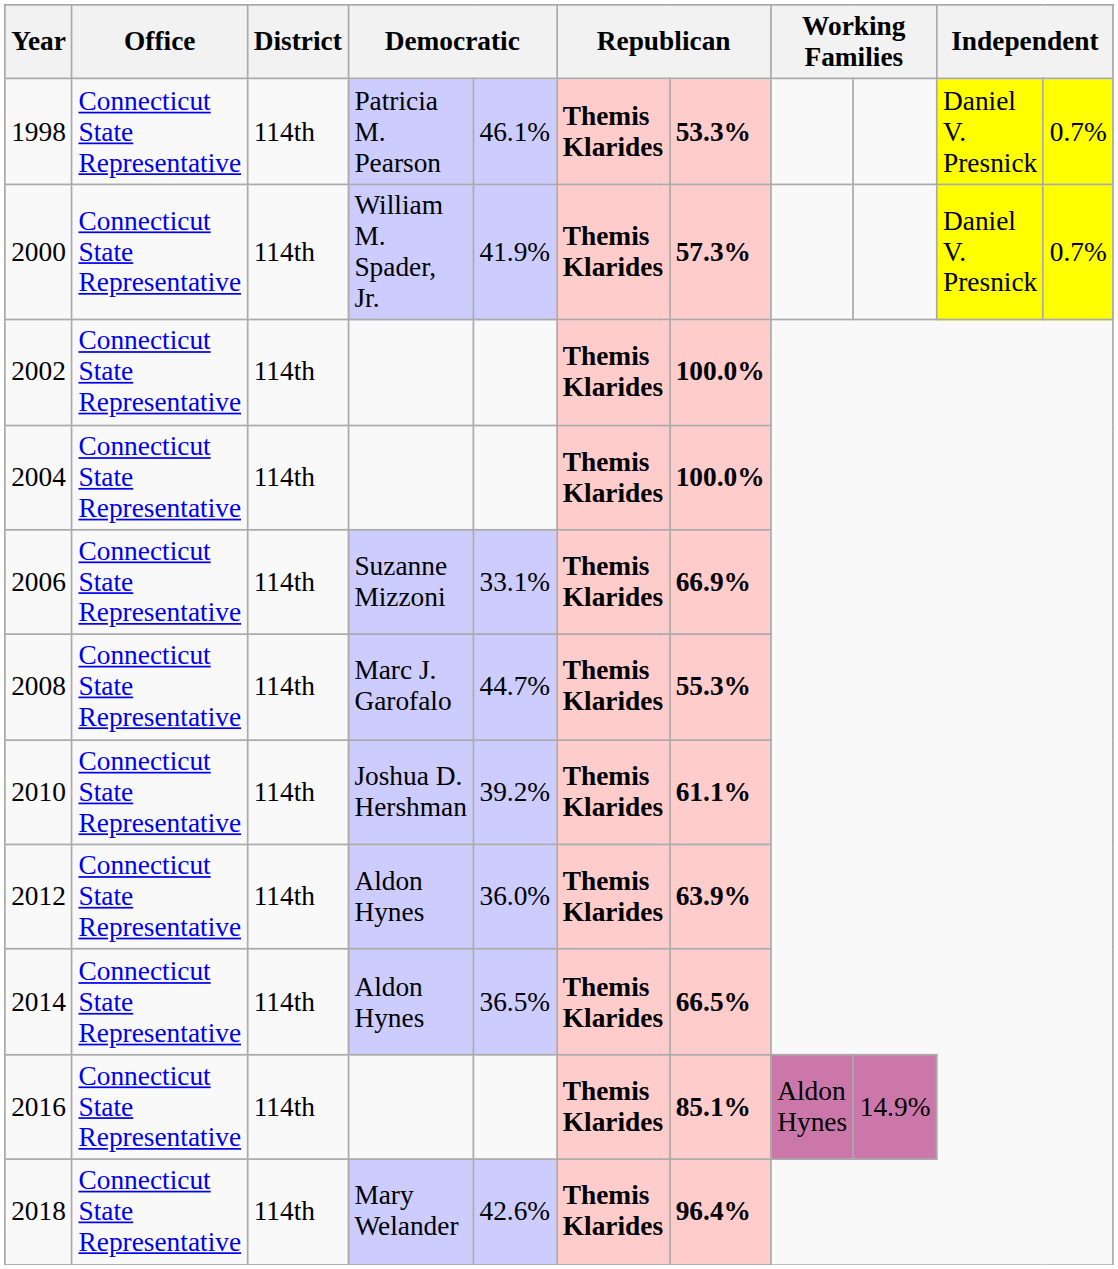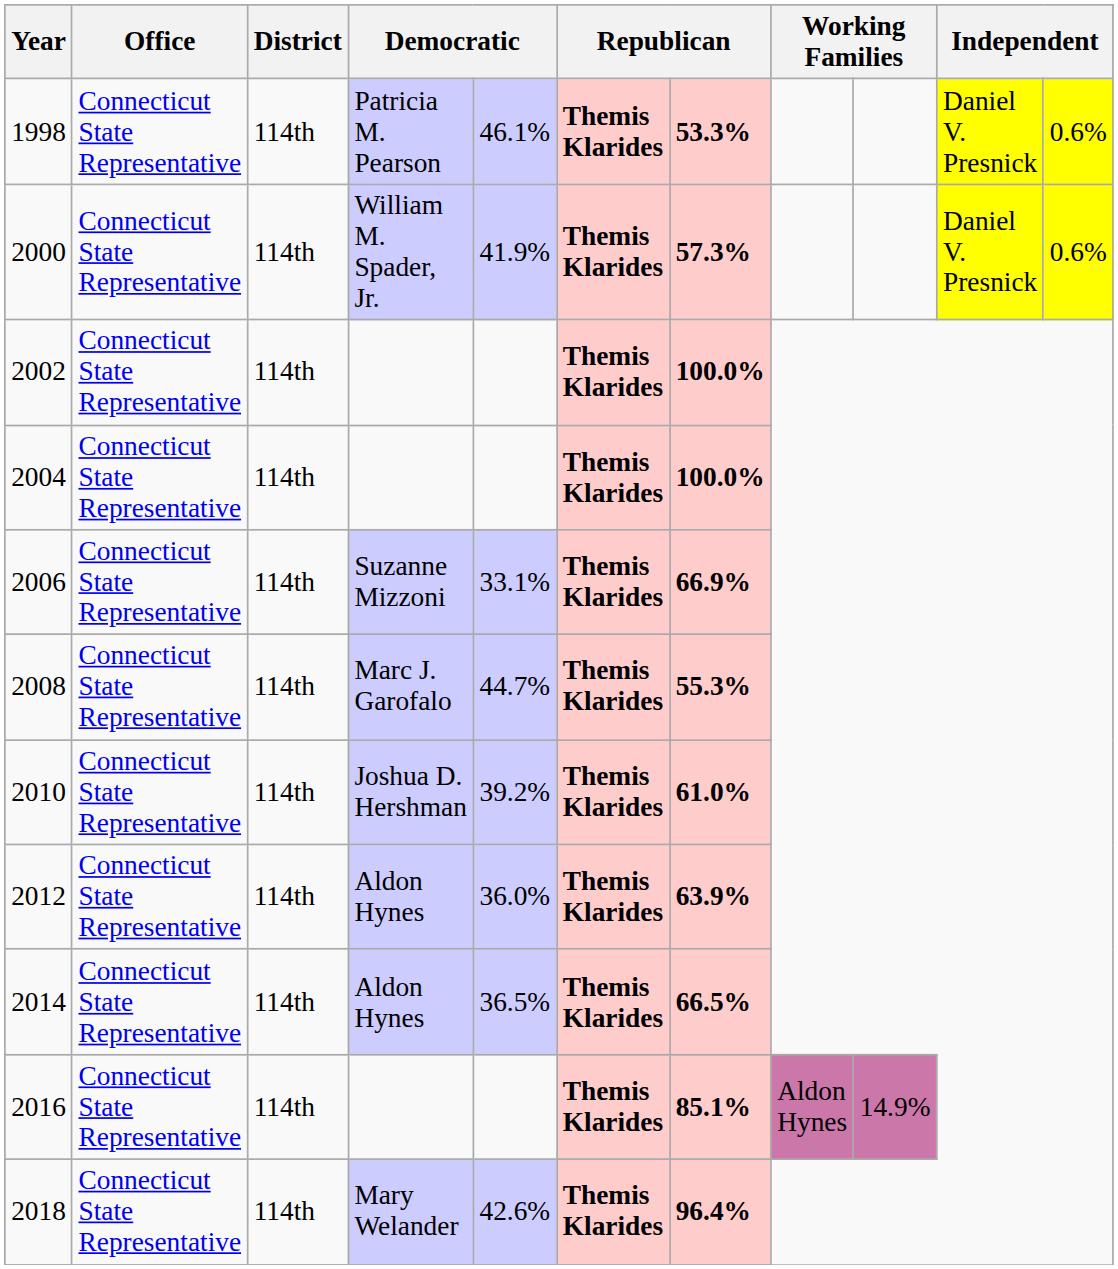(1078, 131) 0.7% -> (1078, 131) 0.6%
(1078, 251) 0.7% -> (1078, 251) 0.6%
(713, 791) 61.1% -> (713, 791) 61.0%
